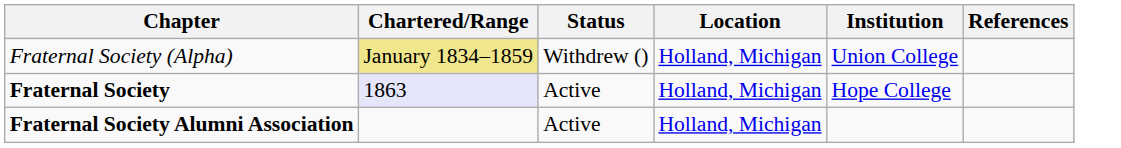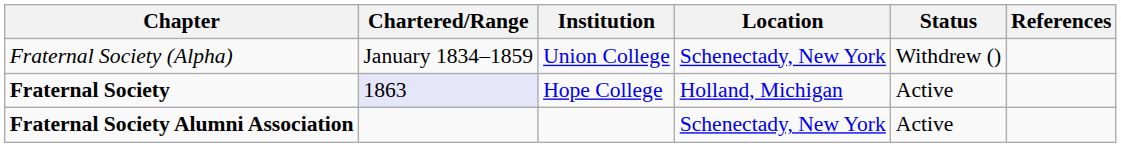columns swapped: (895, 21) <-> (596, 21)
(448, 55) khaki background -> (448, 55) no background
(740, 55) Holland, Michigan -> (783, 55) Schenectady, New York
(740, 124) Holland, Michigan -> (783, 124) Schenectady, New York
